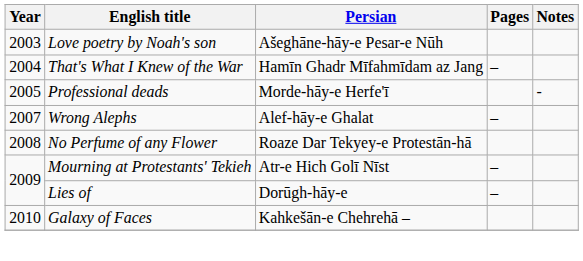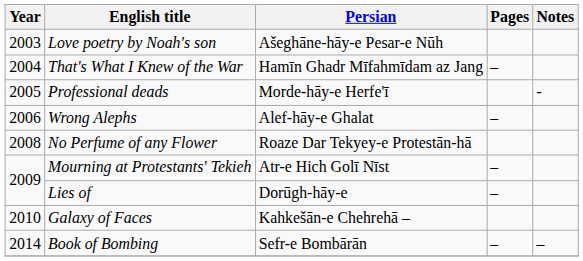(25, 117) 2007 -> (25, 117) 2006
+ row: (103, 243)
